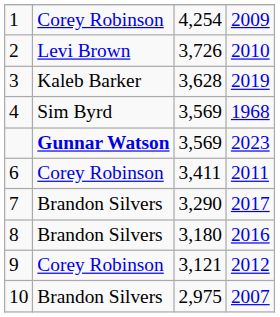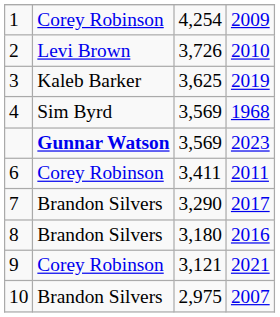(200, 81) 3,628 -> (200, 81) 3,625
(250, 265) 2012 -> (250, 265) 2021
